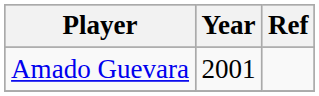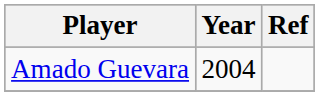(229, 68) 2001 -> (229, 68) 2004
